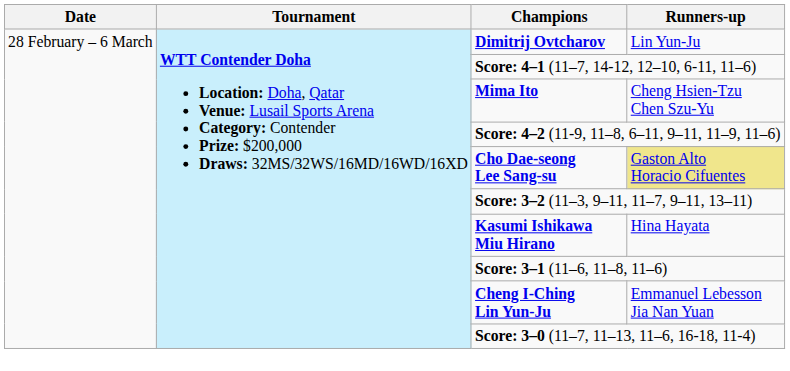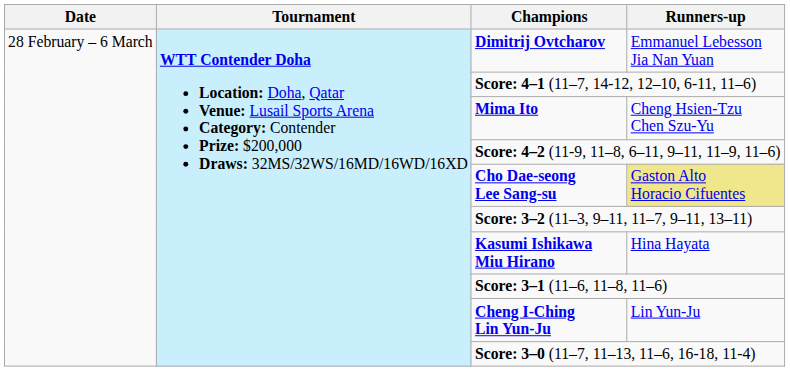(666, 41) Lin Yun-Ju -> (696, 50) Emmanuel Lebesson Jia Nan Yuan
(696, 302) Emmanuel Lebesson Jia Nan Yuan -> (666, 311) Lin Yun-Ju
